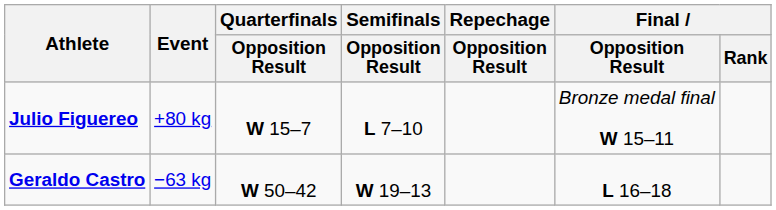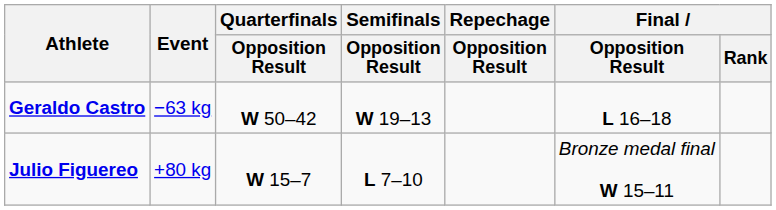rows swapped: (77, 180) <-> (74, 118)
